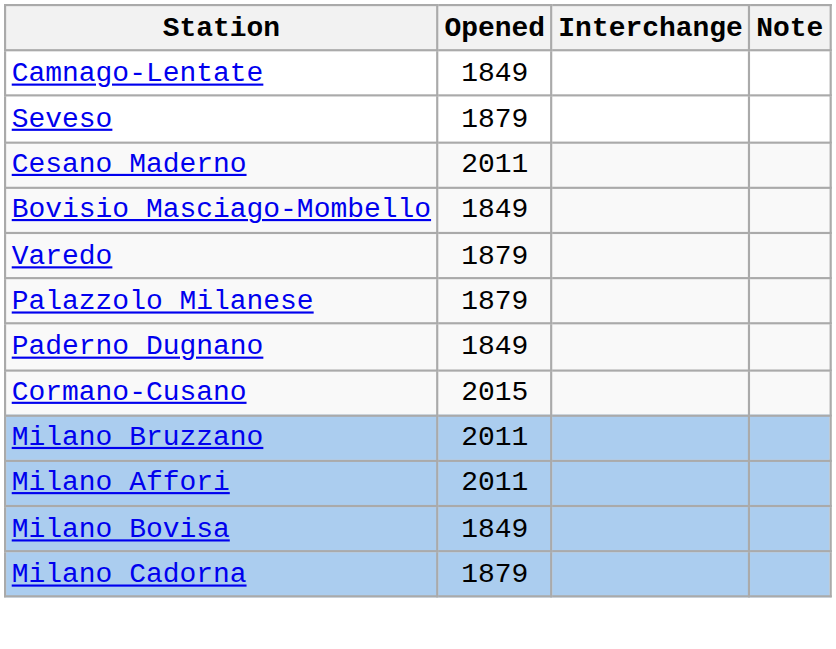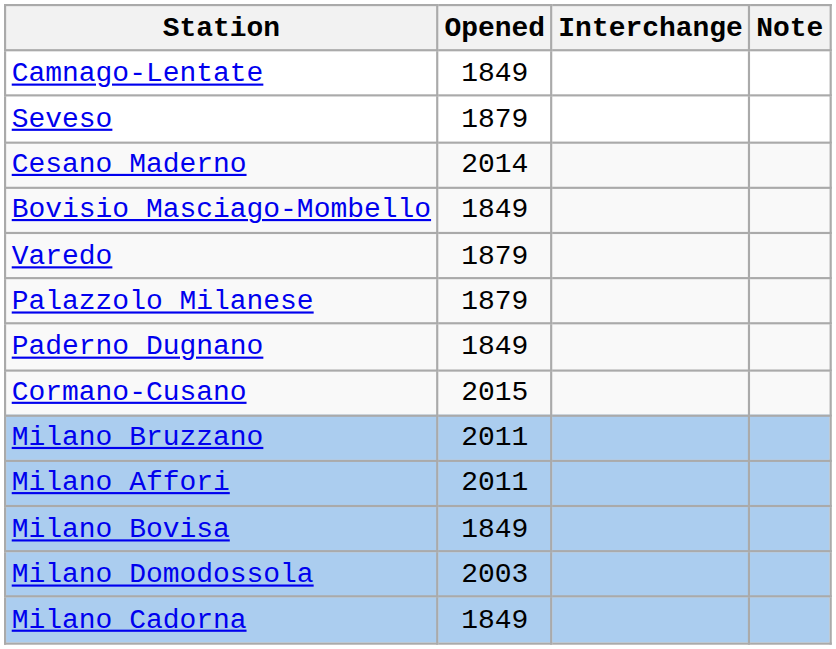(495, 165) 2011 -> (495, 165) 2014
+ row: (163, 574)
(495, 574) 1879 -> (495, 620) 1849
